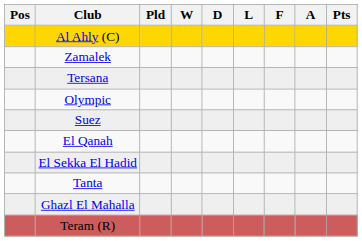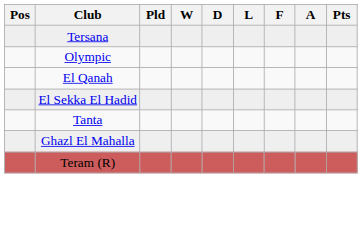- row: (88, 36)
- row: (88, 57)
- row: (88, 120)
